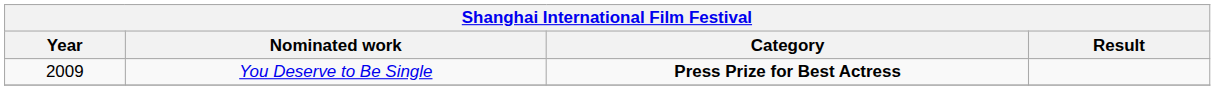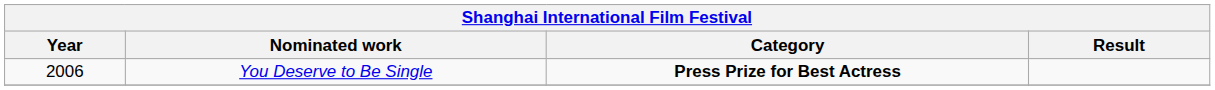(65, 71) 2009 -> (65, 71) 2006
